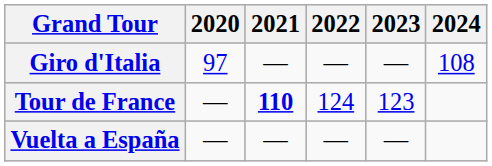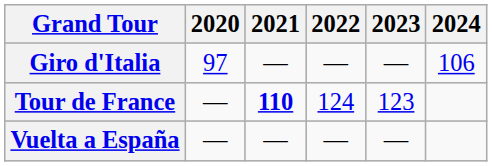(456, 62) 108 -> (456, 62) 106
